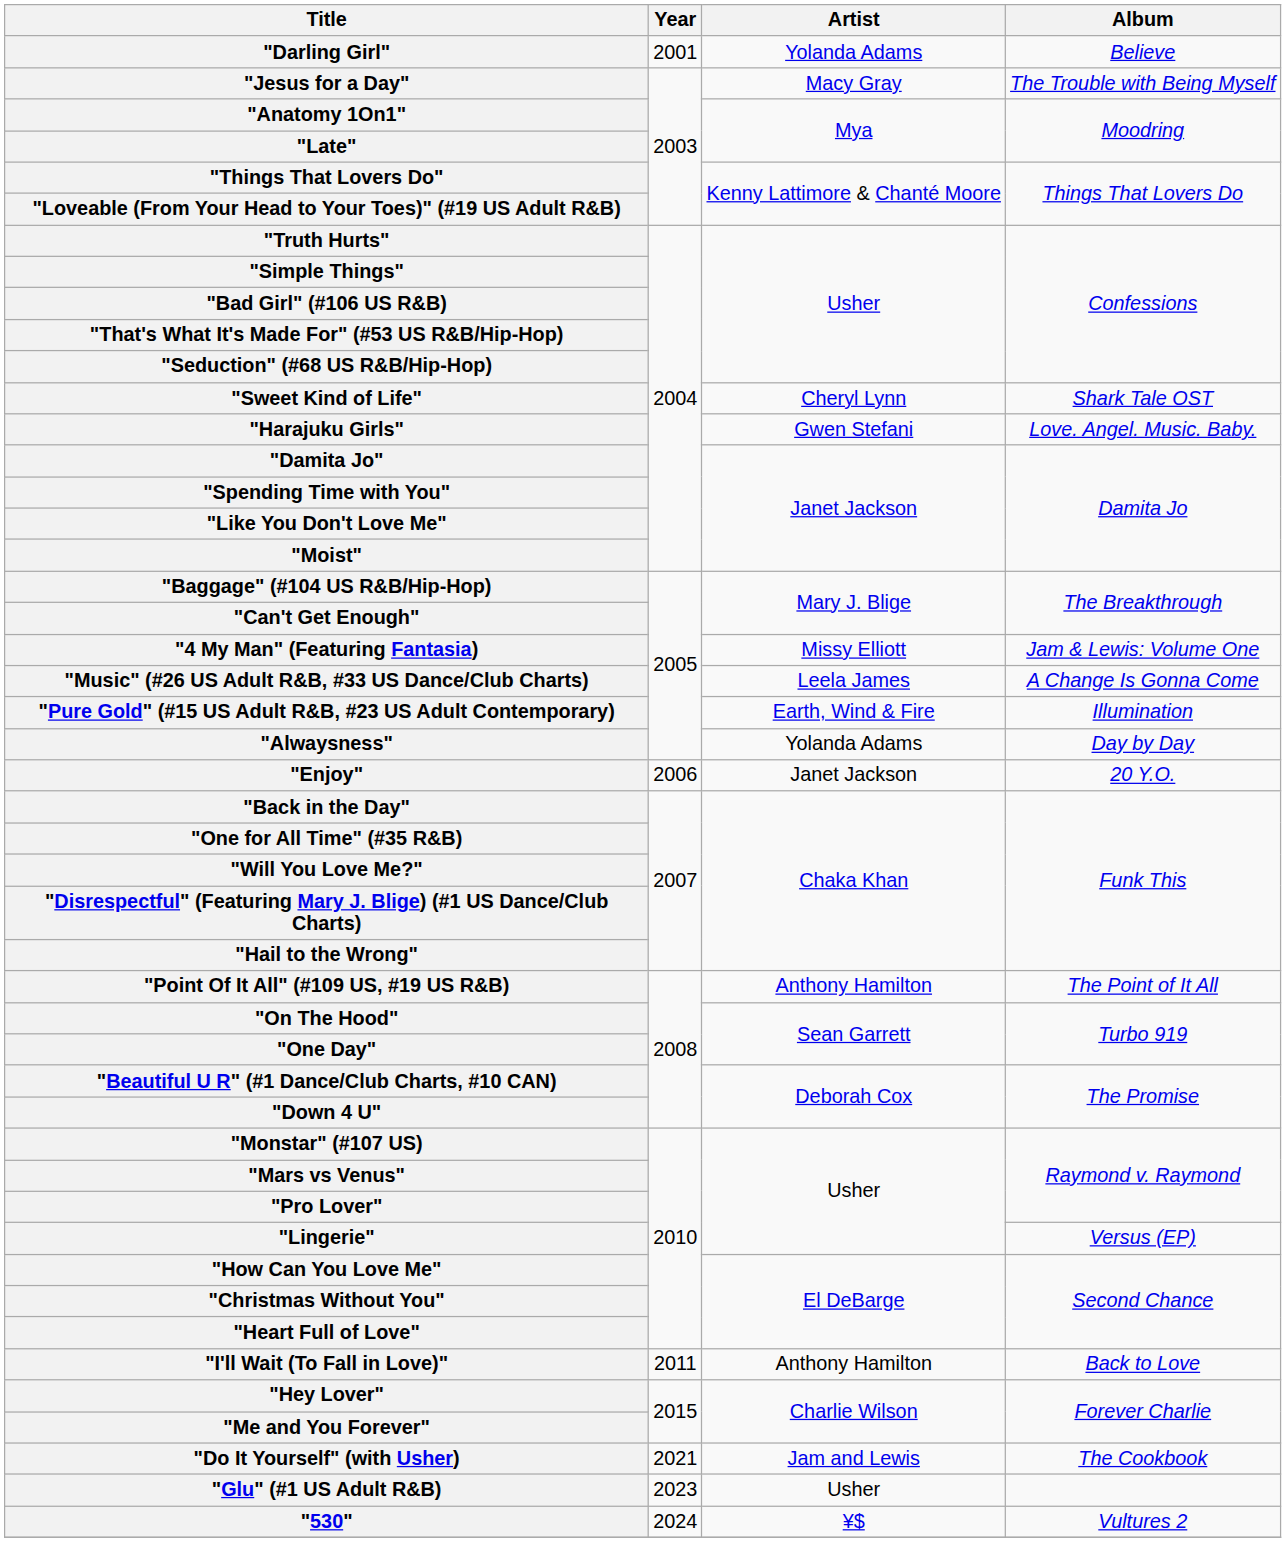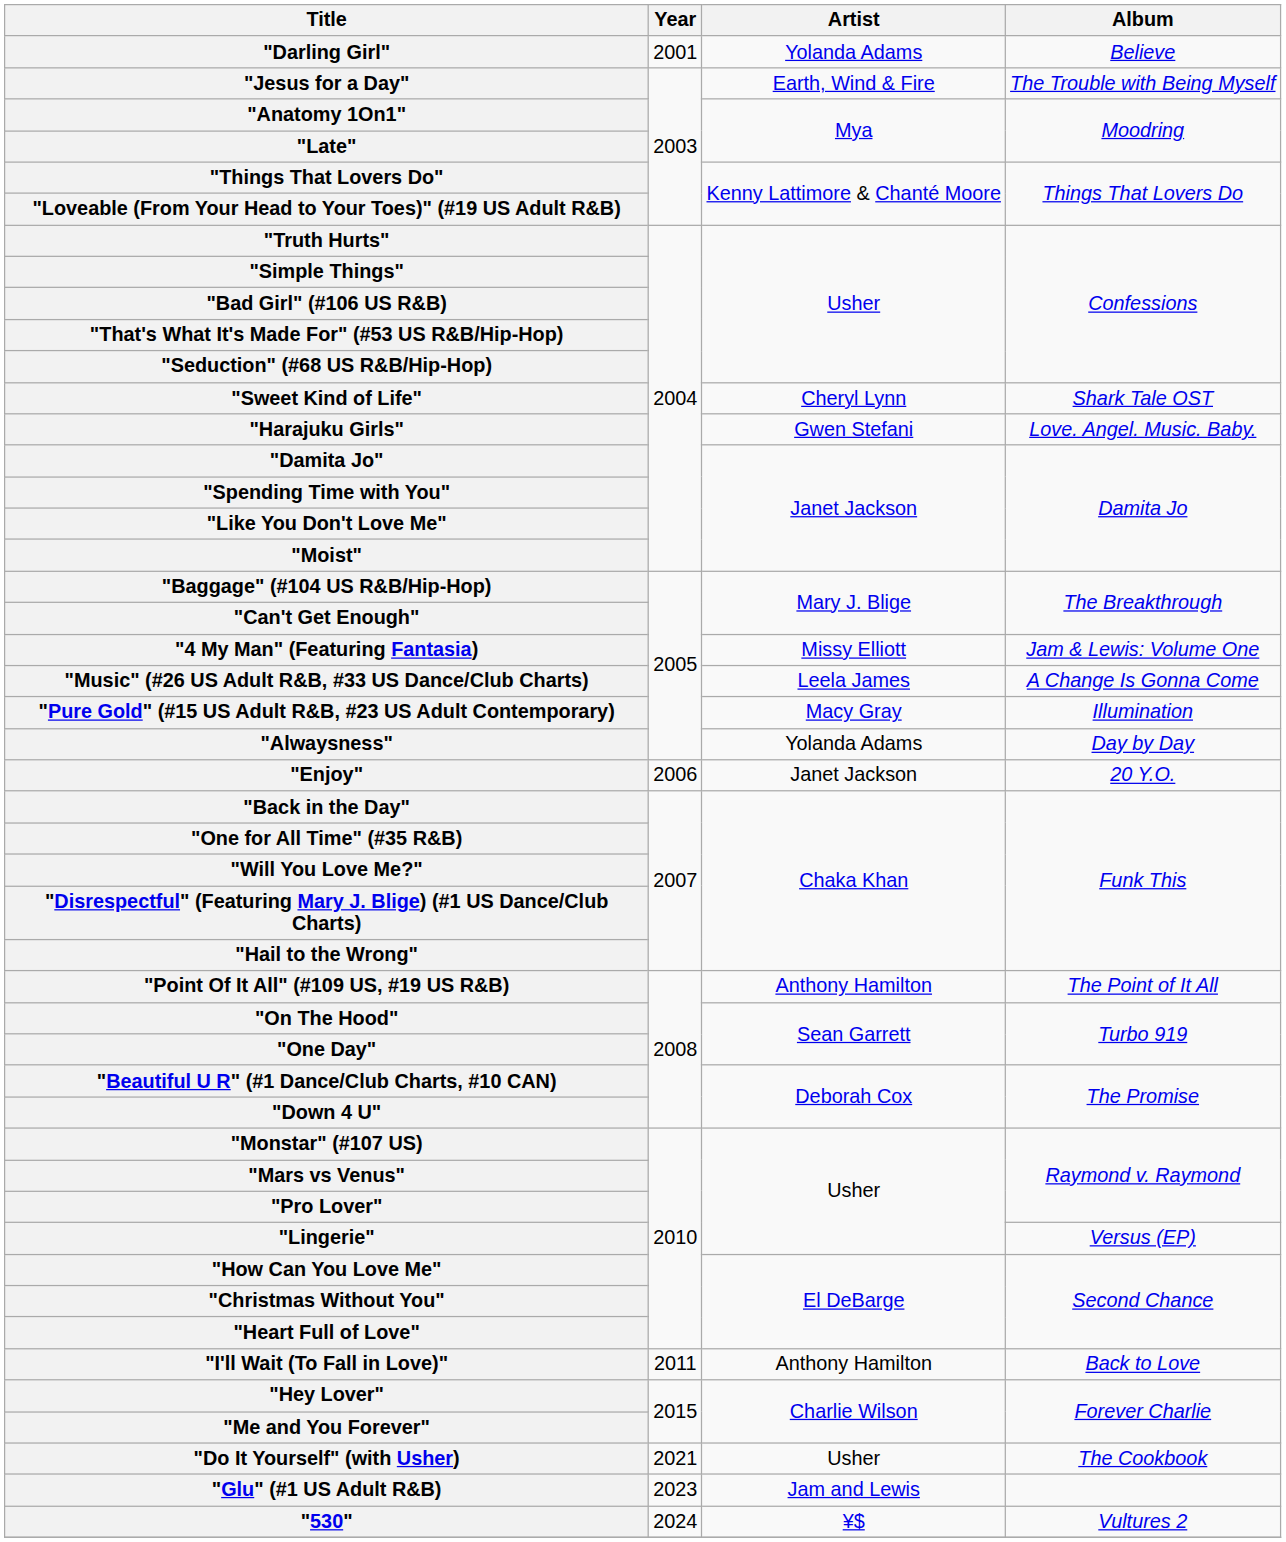(854, 83) Macy Gray -> (854, 83) Earth, Wind & Fire
(854, 712) Earth, Wind & Fire -> (854, 712) Macy Gray
(854, 1458) Jam and Lewis -> (854, 1458) Usher
(854, 1489) Usher -> (854, 1489) Jam and Lewis
